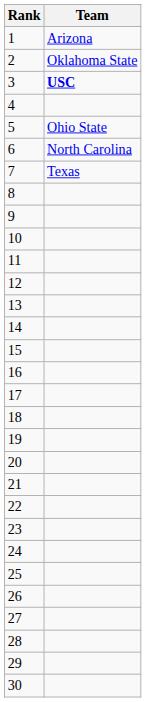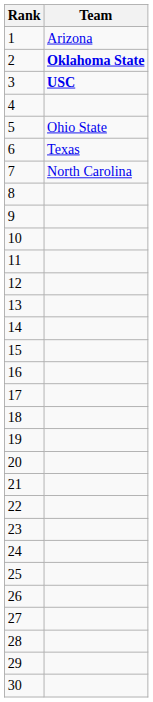(92, 60) normal -> (96, 60) bold
(89, 149) North Carolina -> (63, 149) Texas
(63, 171) Texas -> (89, 171) North Carolina
